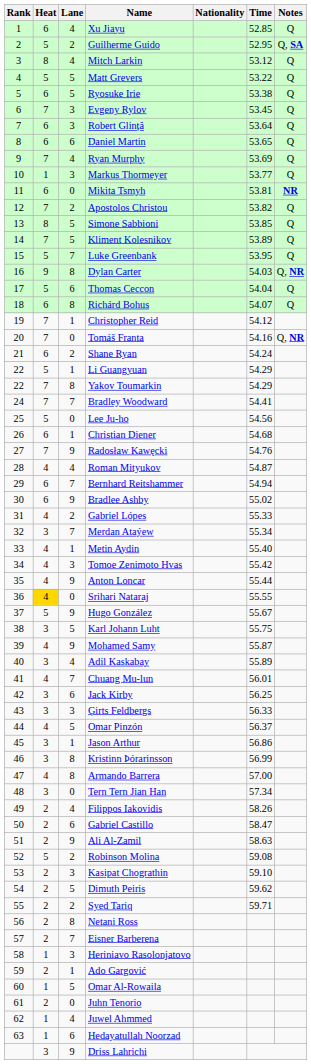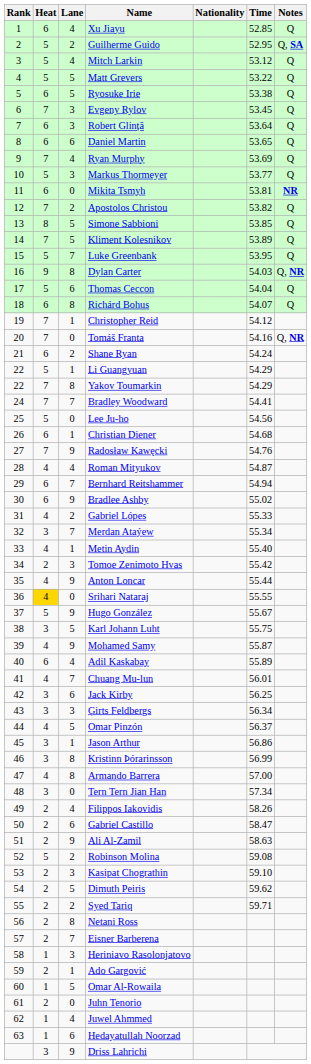(46, 61) 8 -> (46, 61) 5
(46, 175) 1 -> (46, 175) 5
(46, 564) 4 -> (46, 564) 2
(46, 662) 3 -> (46, 662) 6
(261, 710) 56.33 -> (261, 710) 56.34
